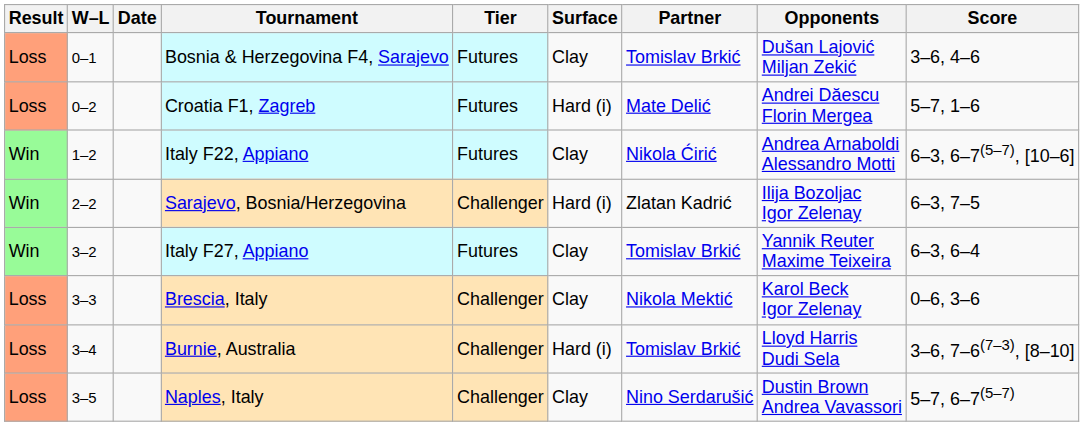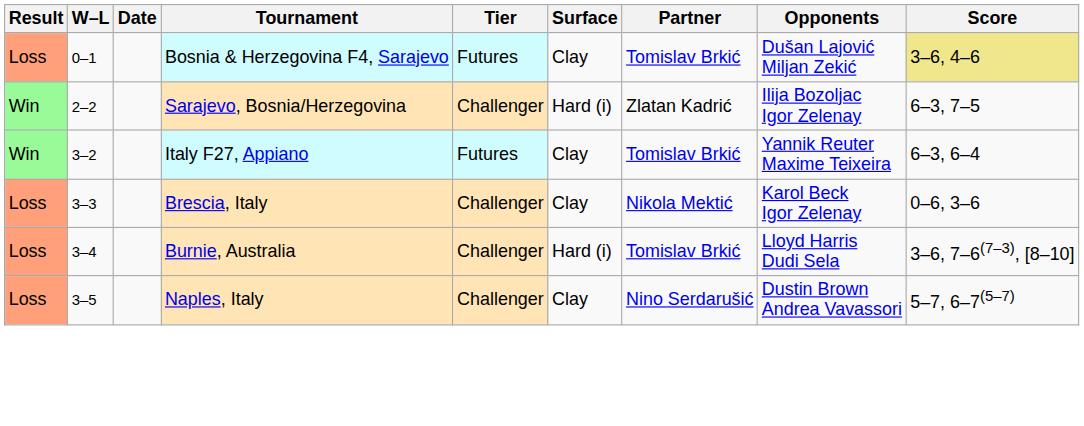(945, 57) no background -> (945, 57) khaki background
- row: (240, 105)
- row: (237, 154)
